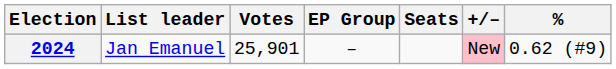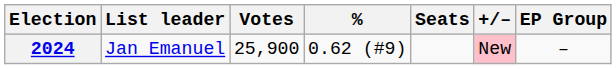columns swapped: (558, 20) <-> (352, 20)
(267, 49) 25,901 -> (267, 49) 25,900
